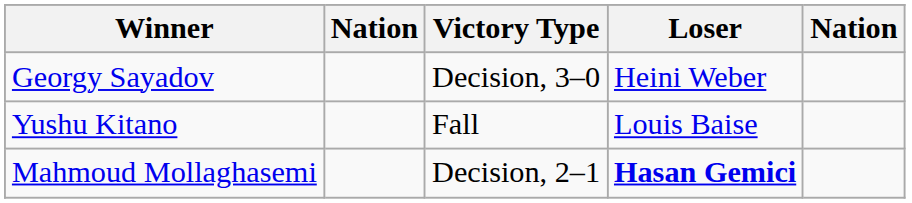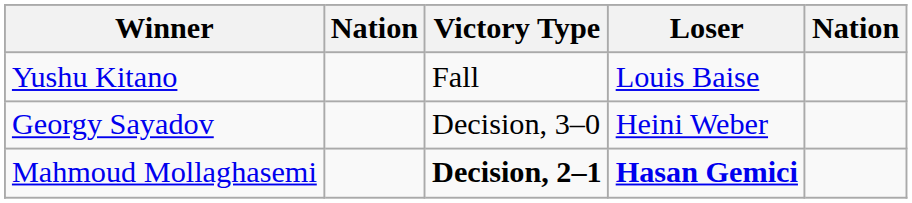rows swapped: (95, 124) <-> (113, 76)
(516, 172) normal -> (517, 172) bold
